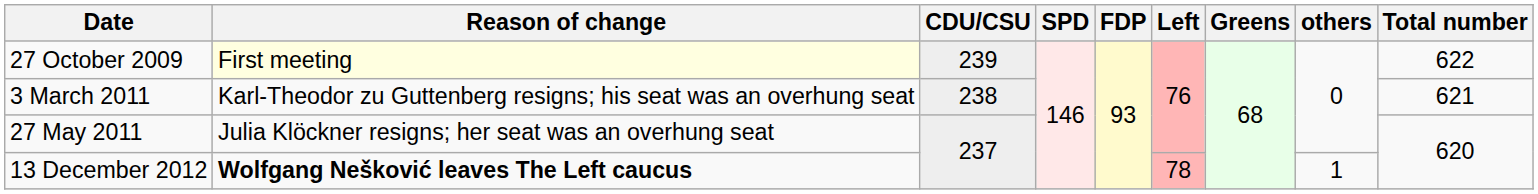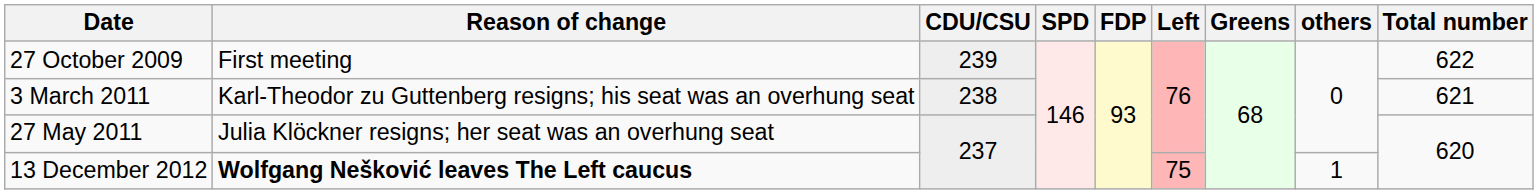(285, 59) lightyellow background -> (285, 59) no background
(1178, 170) 78 -> (1178, 170) 75
